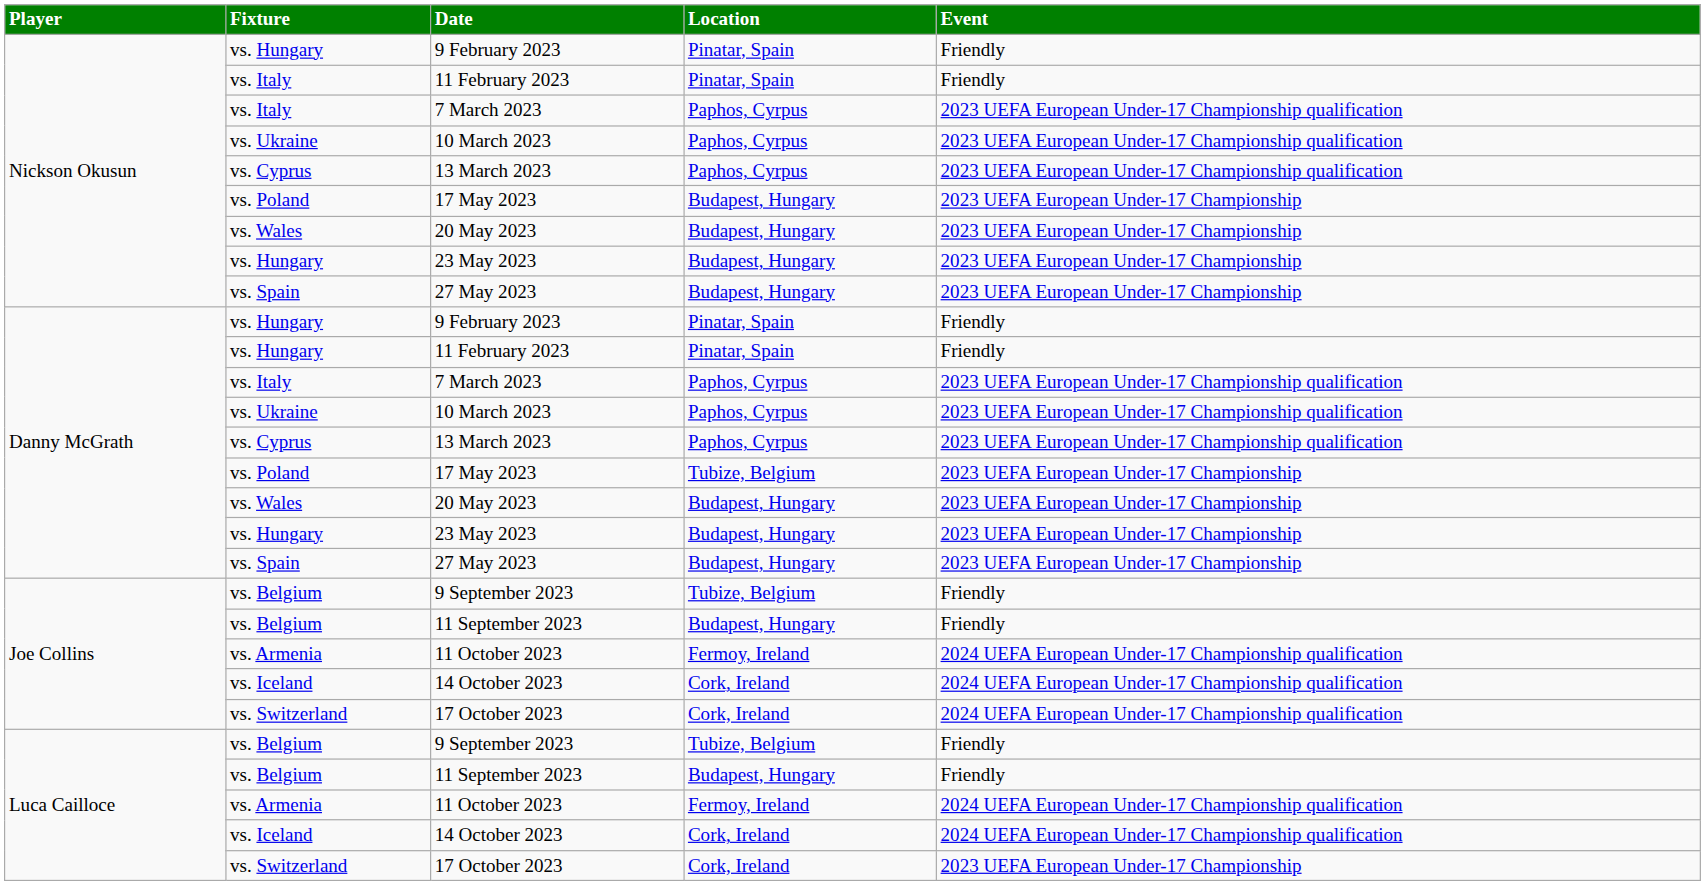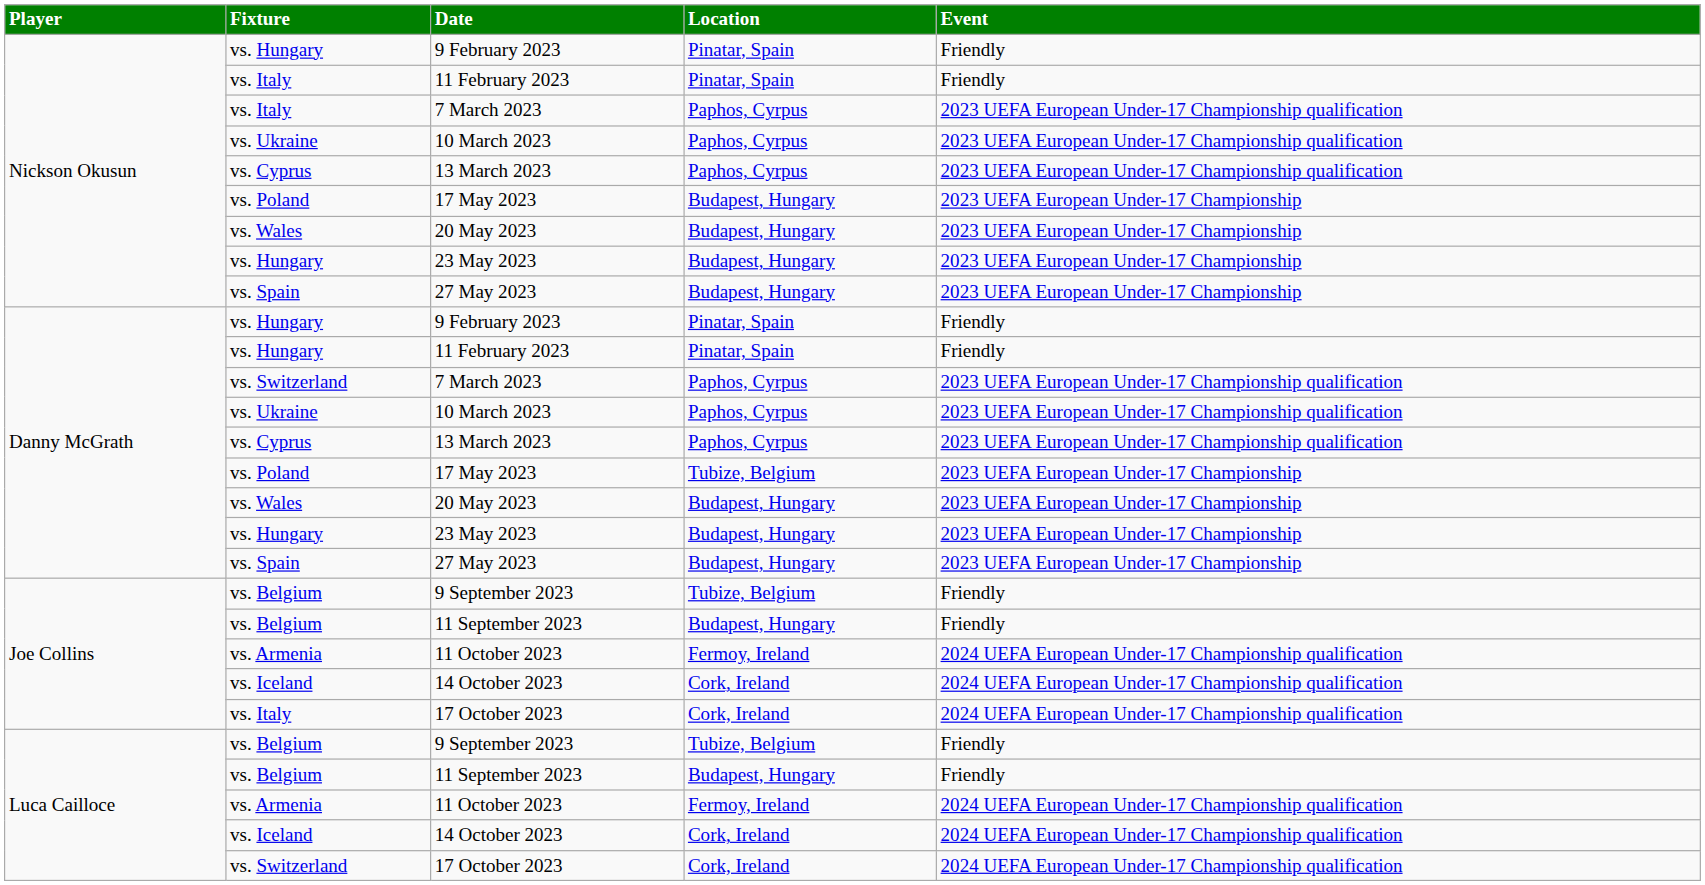(261, 381) vs. Italy -> (289, 381) vs. Switzerland
(289, 714) vs. Switzerland -> (261, 714) vs. Italy
(1121, 865) 2023 UEFA European Under-17 Championship -> (1172, 865) 2024 UEFA European Under-17 Championship qualification
